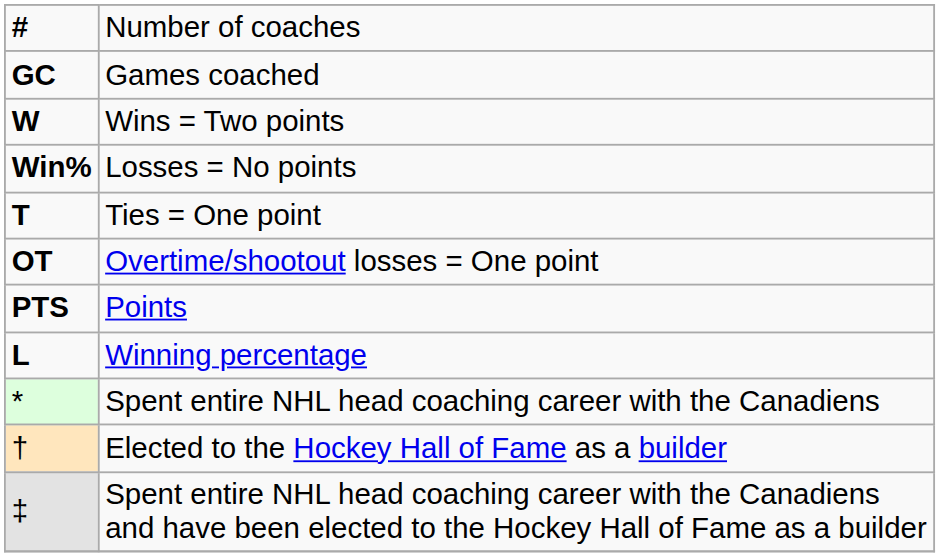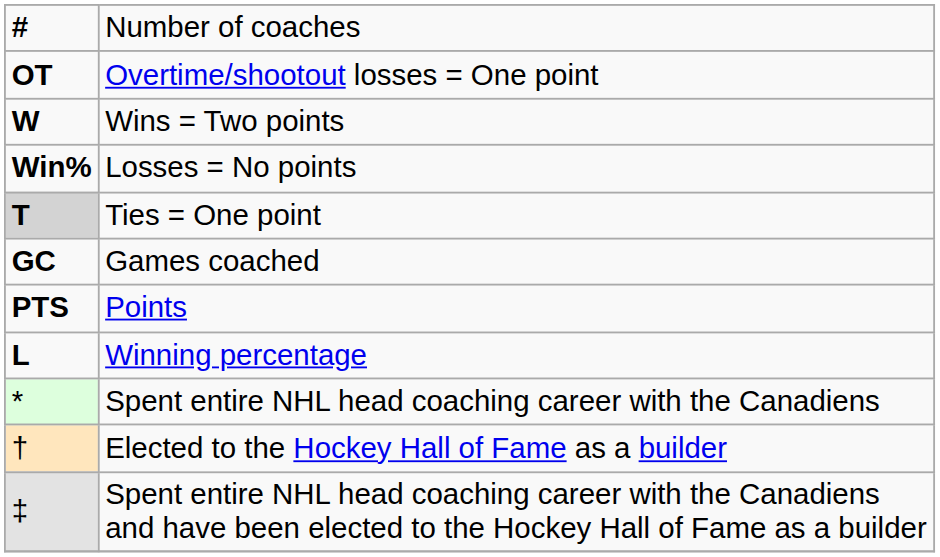rows swapped: (212, 74) <-> (352, 261)
(21, 214) no background -> (21, 214) lightgrey background
